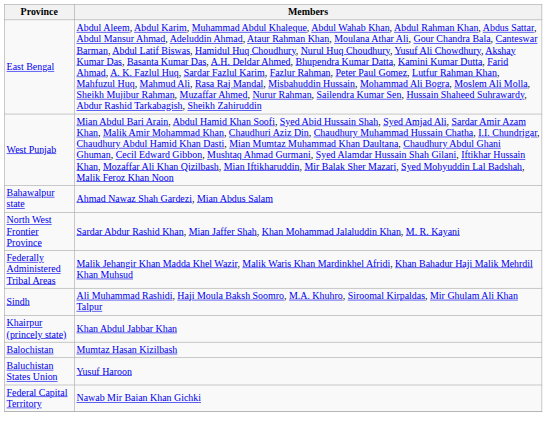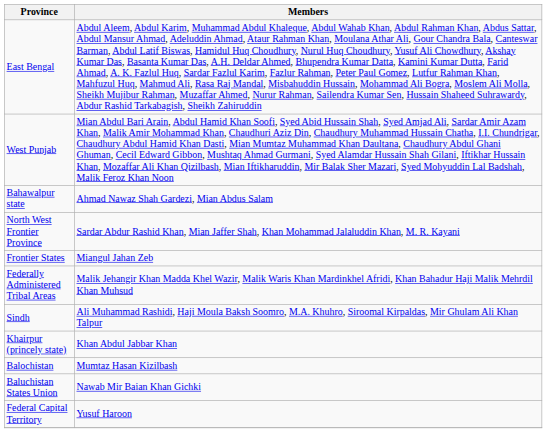+ row: (36, 258)
(104, 371) Yusuf Haroon -> (139, 387) Nawab Mir Baian Khan Gichki
(139, 398) Nawab Mir Baian Khan Gichki -> (104, 414) Yusuf Haroon
